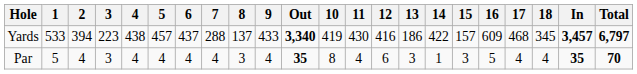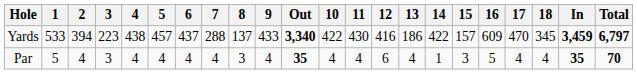(332, 36) 419 -> (332, 36) 422
(519, 36) 468 -> (519, 36) 470
(577, 36) 3,457 -> (577, 36) 3,459
(332, 58) 8 -> (332, 58) 4
(412, 58) 3 -> (412, 58) 4
